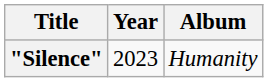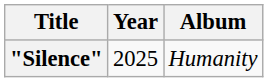(136, 58) 2023 -> (136, 58) 2025
